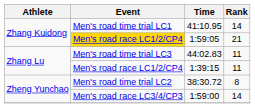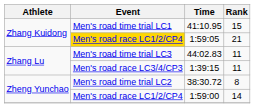(237, 26) 14 -> (237, 26) 15
(128, 68) Men's road race LC1/2/CP4 -> (128, 68) Men's road race LC3/4/CP3
(128, 96) Men's road race LC3/4/CP3 -> (128, 96) Men's road race LC1/2/CP4
